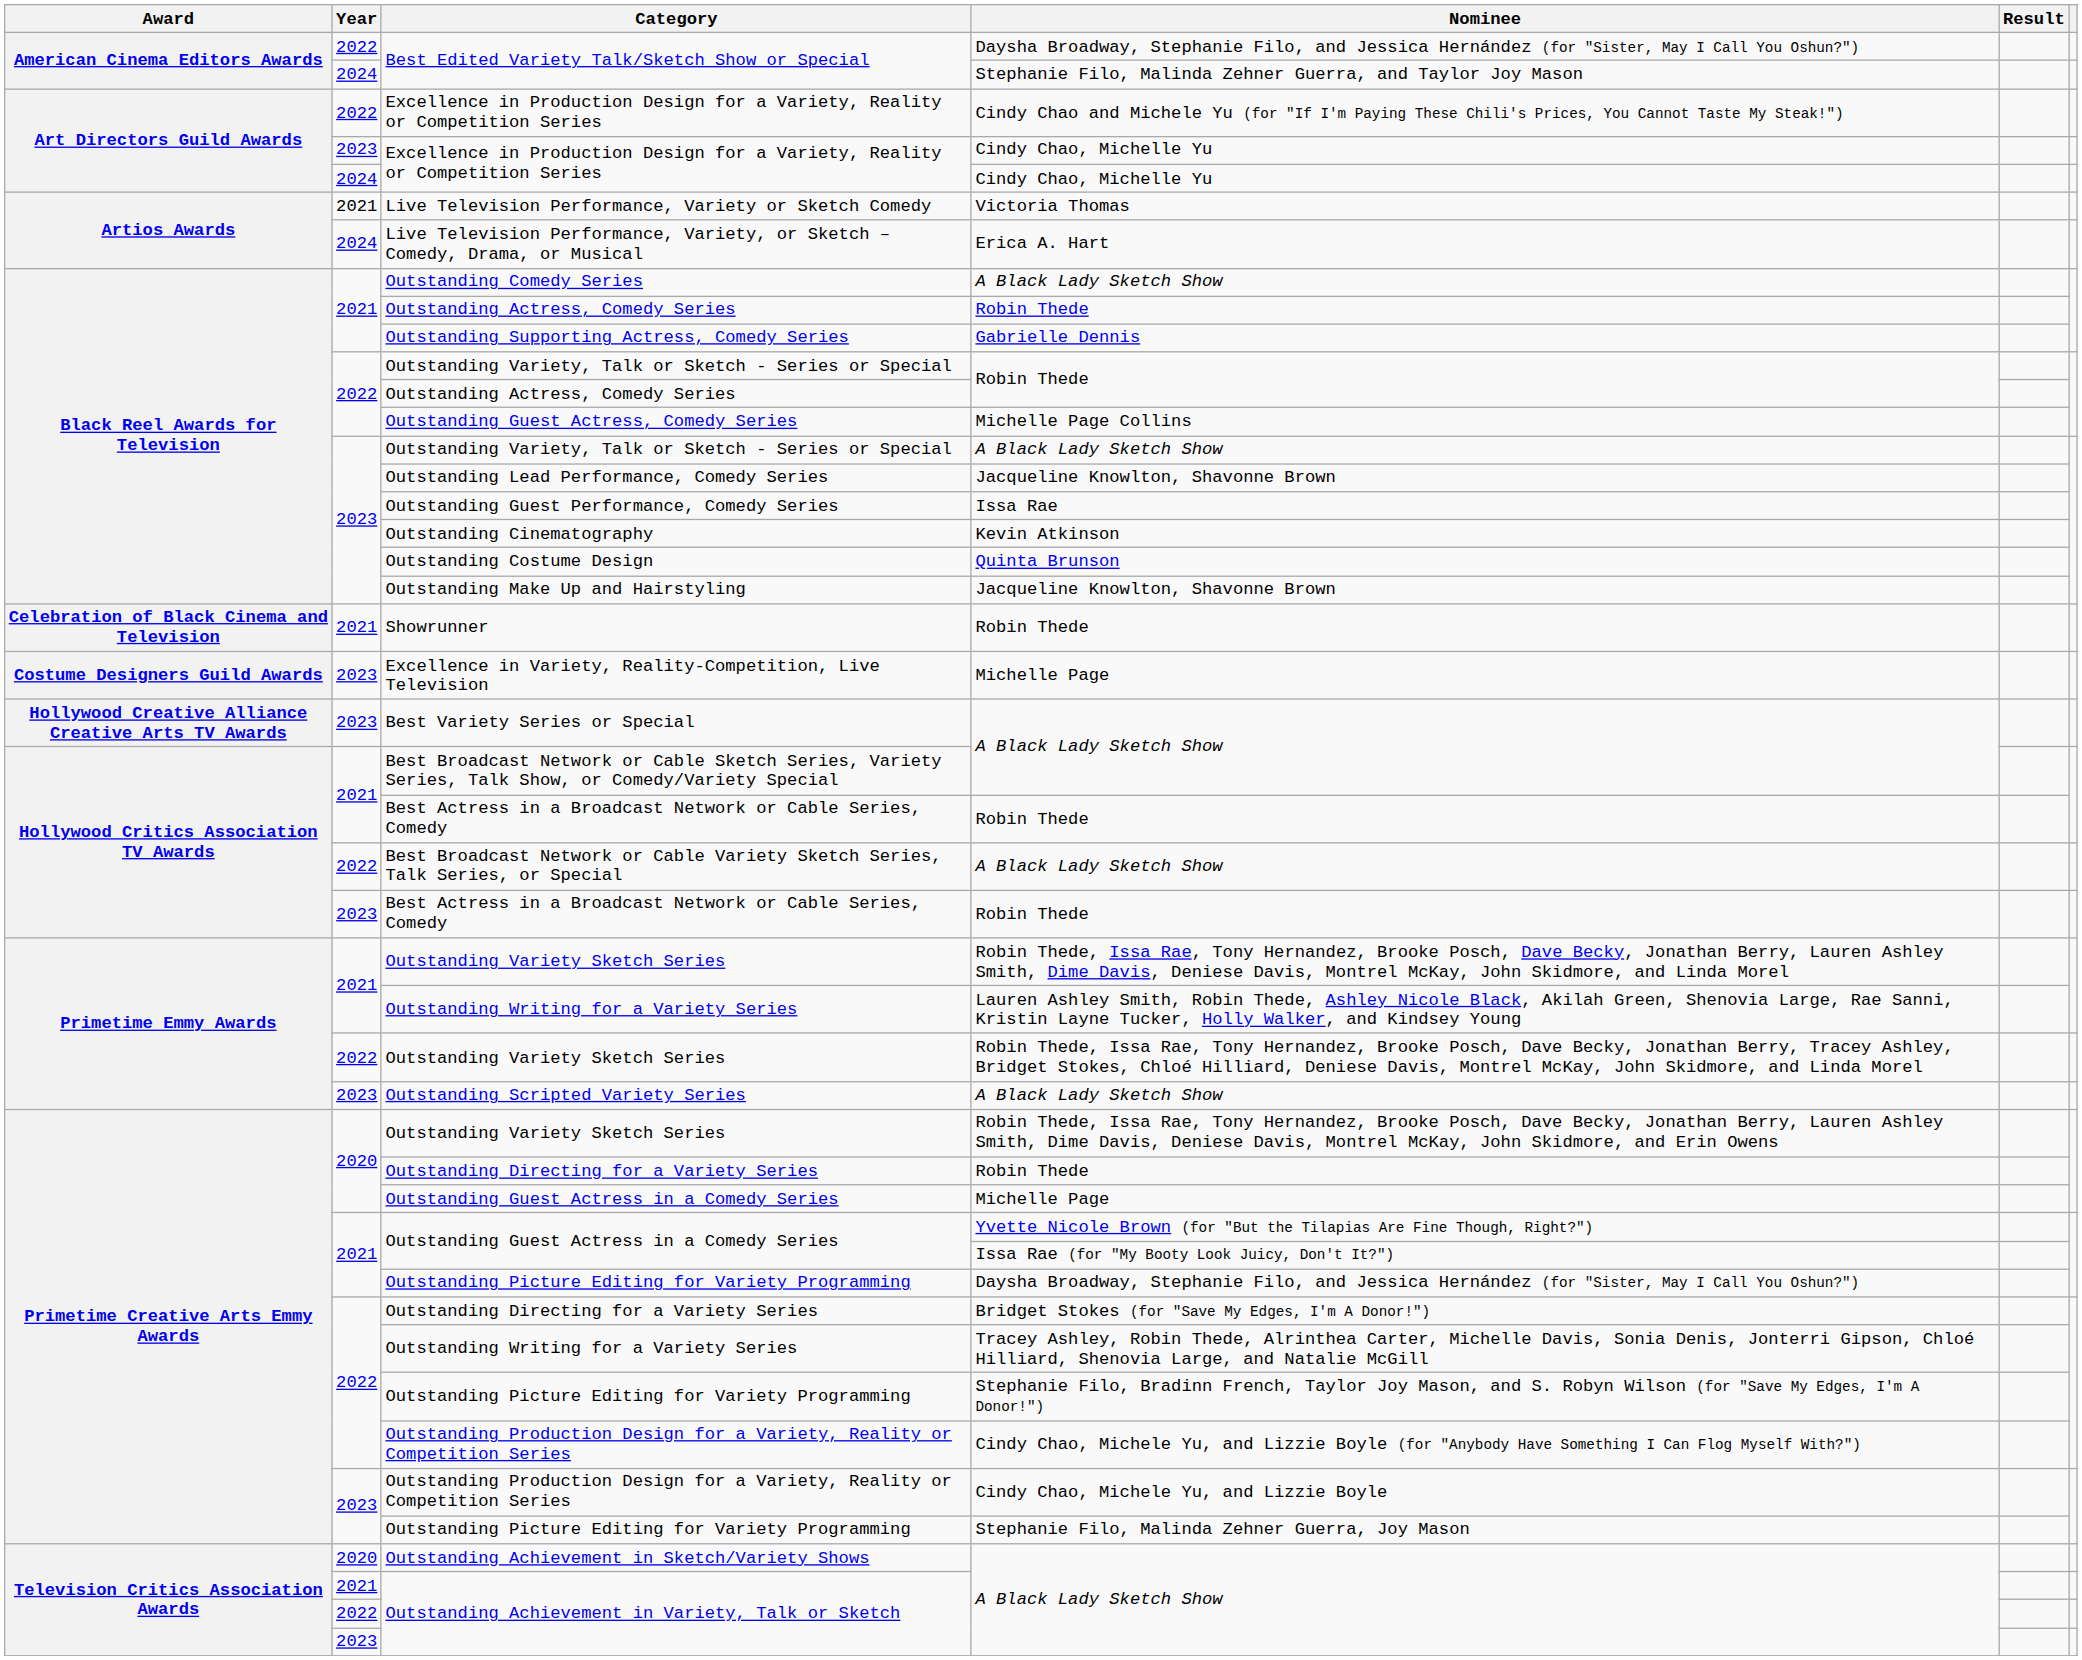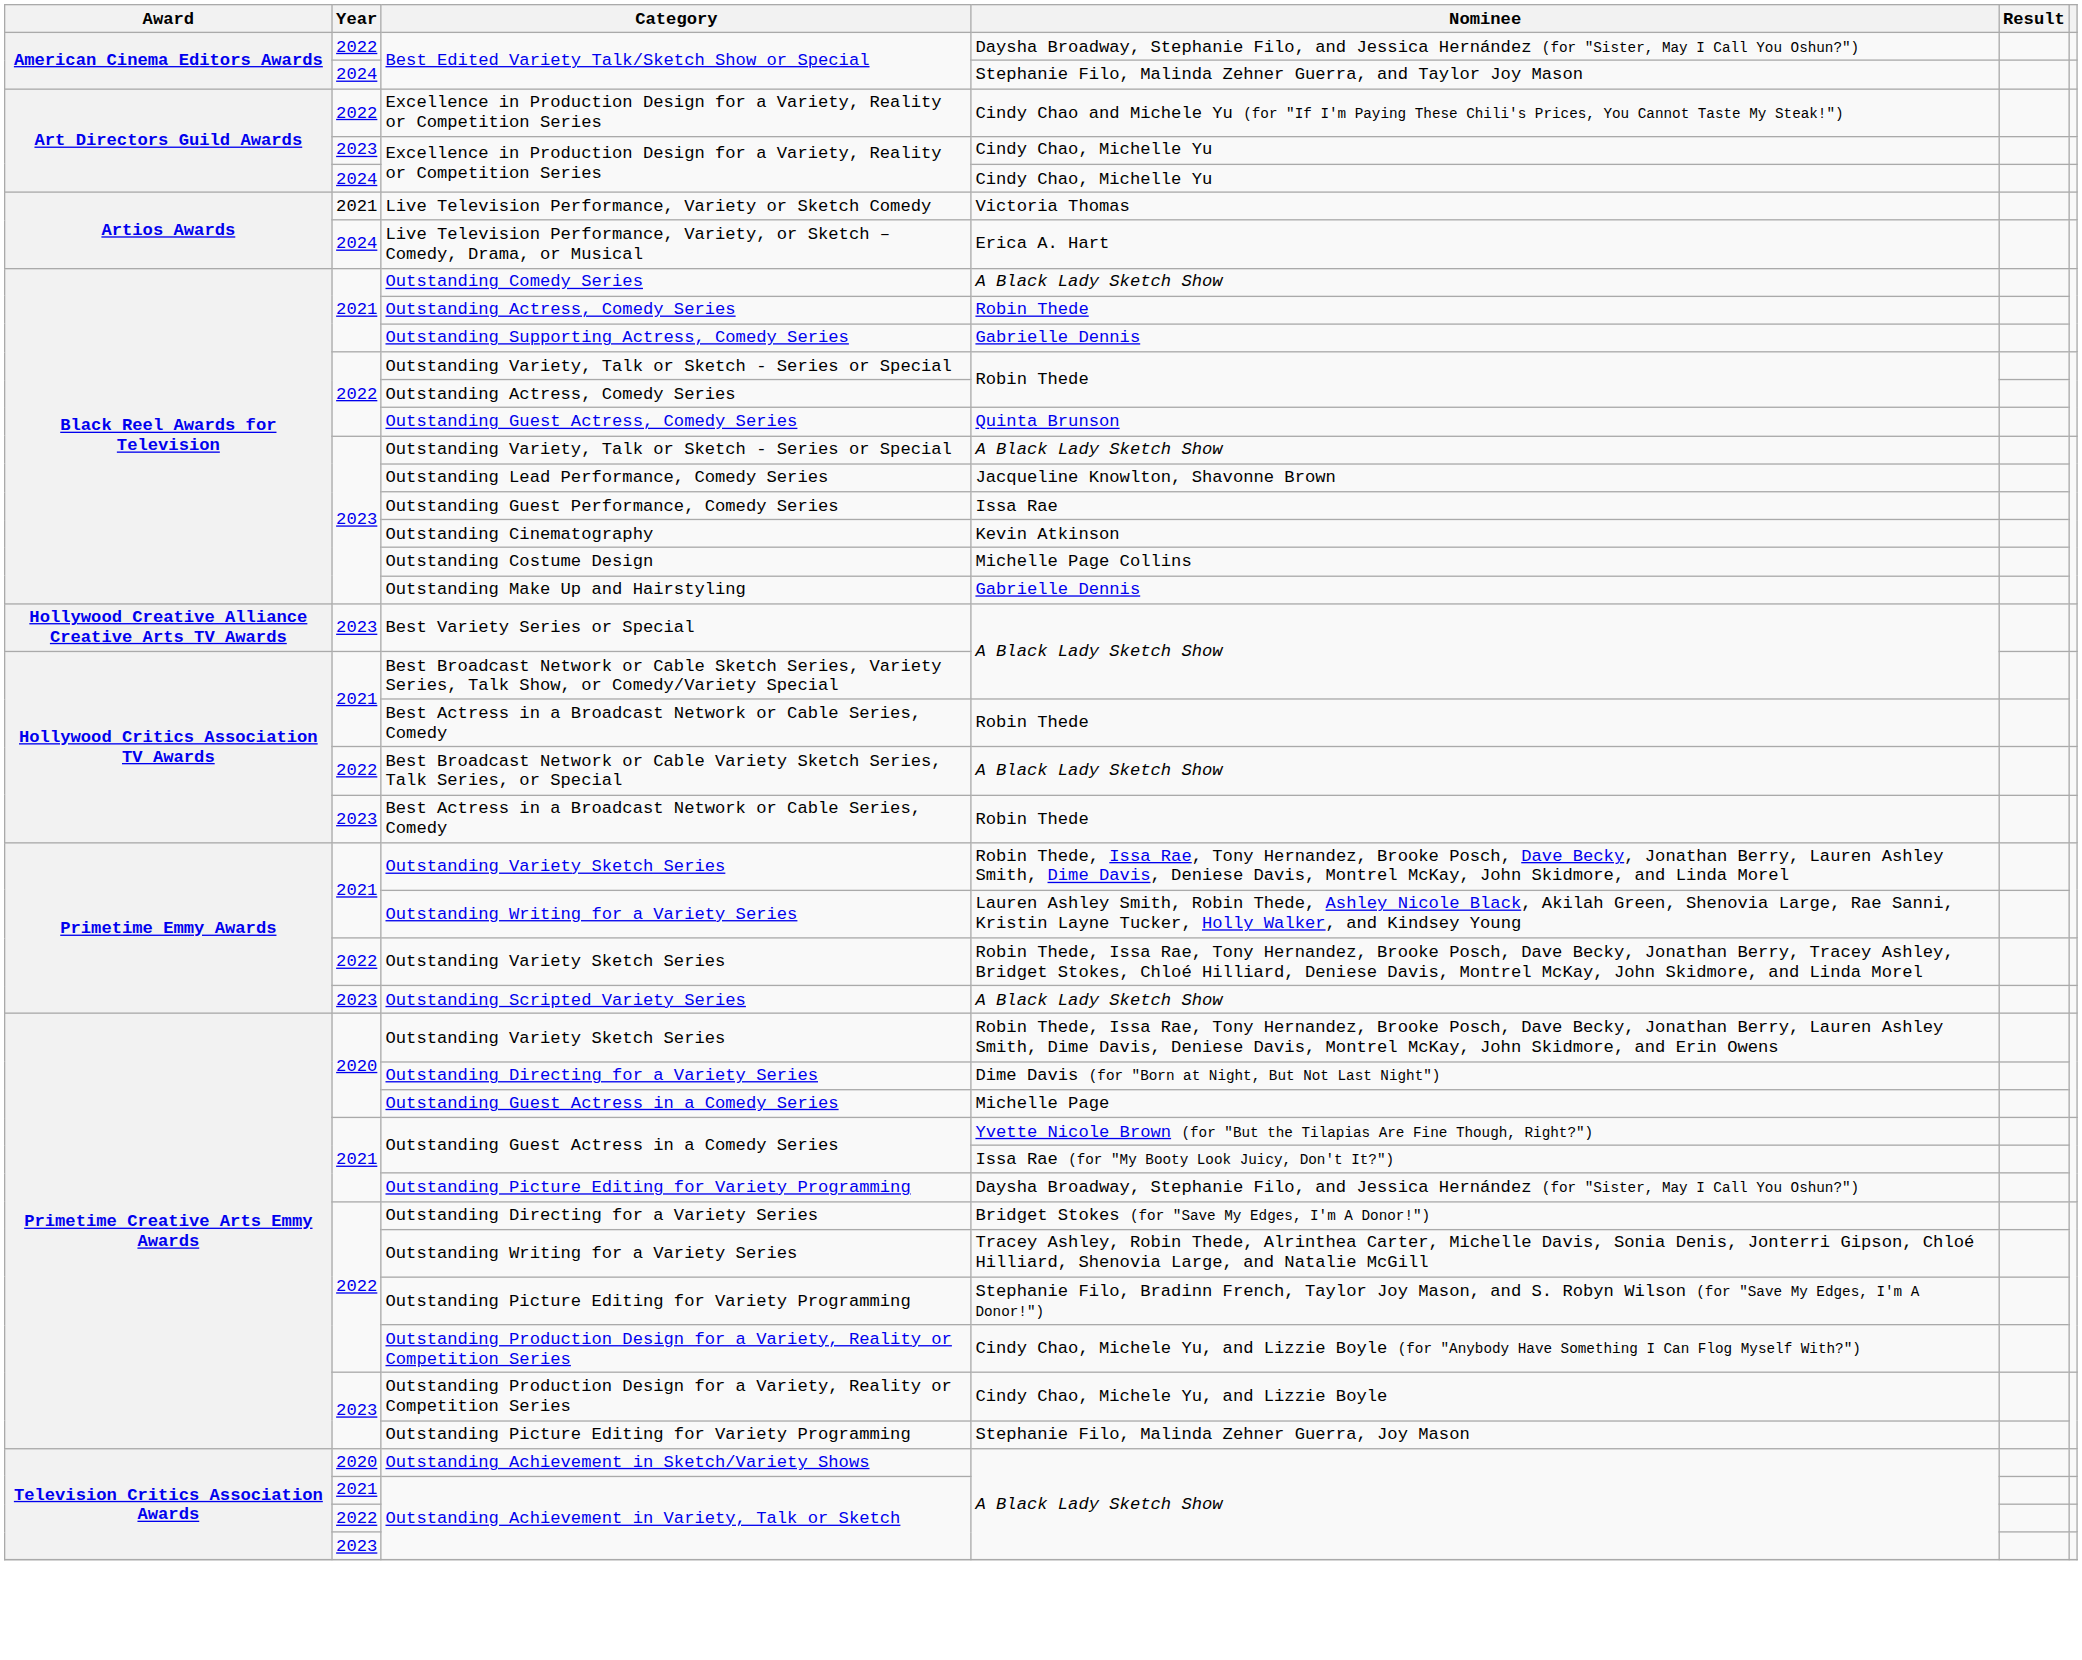(1084, 422) Michelle Page Collins -> (1048, 422) Quinta Brunson
(1048, 562) Quinta Brunson -> (1084, 562) Michelle Page Collins
(1156, 590) Jacqueline Knowlton, Shavonne Brown -> (1058, 590) Gabrielle Dennis
- row: (357, 627)
- row: (357, 675)
(1032, 1171) Robin Thede -> (1208, 1075) Dime Davis (for "Born at Night, But Not Last Night")
